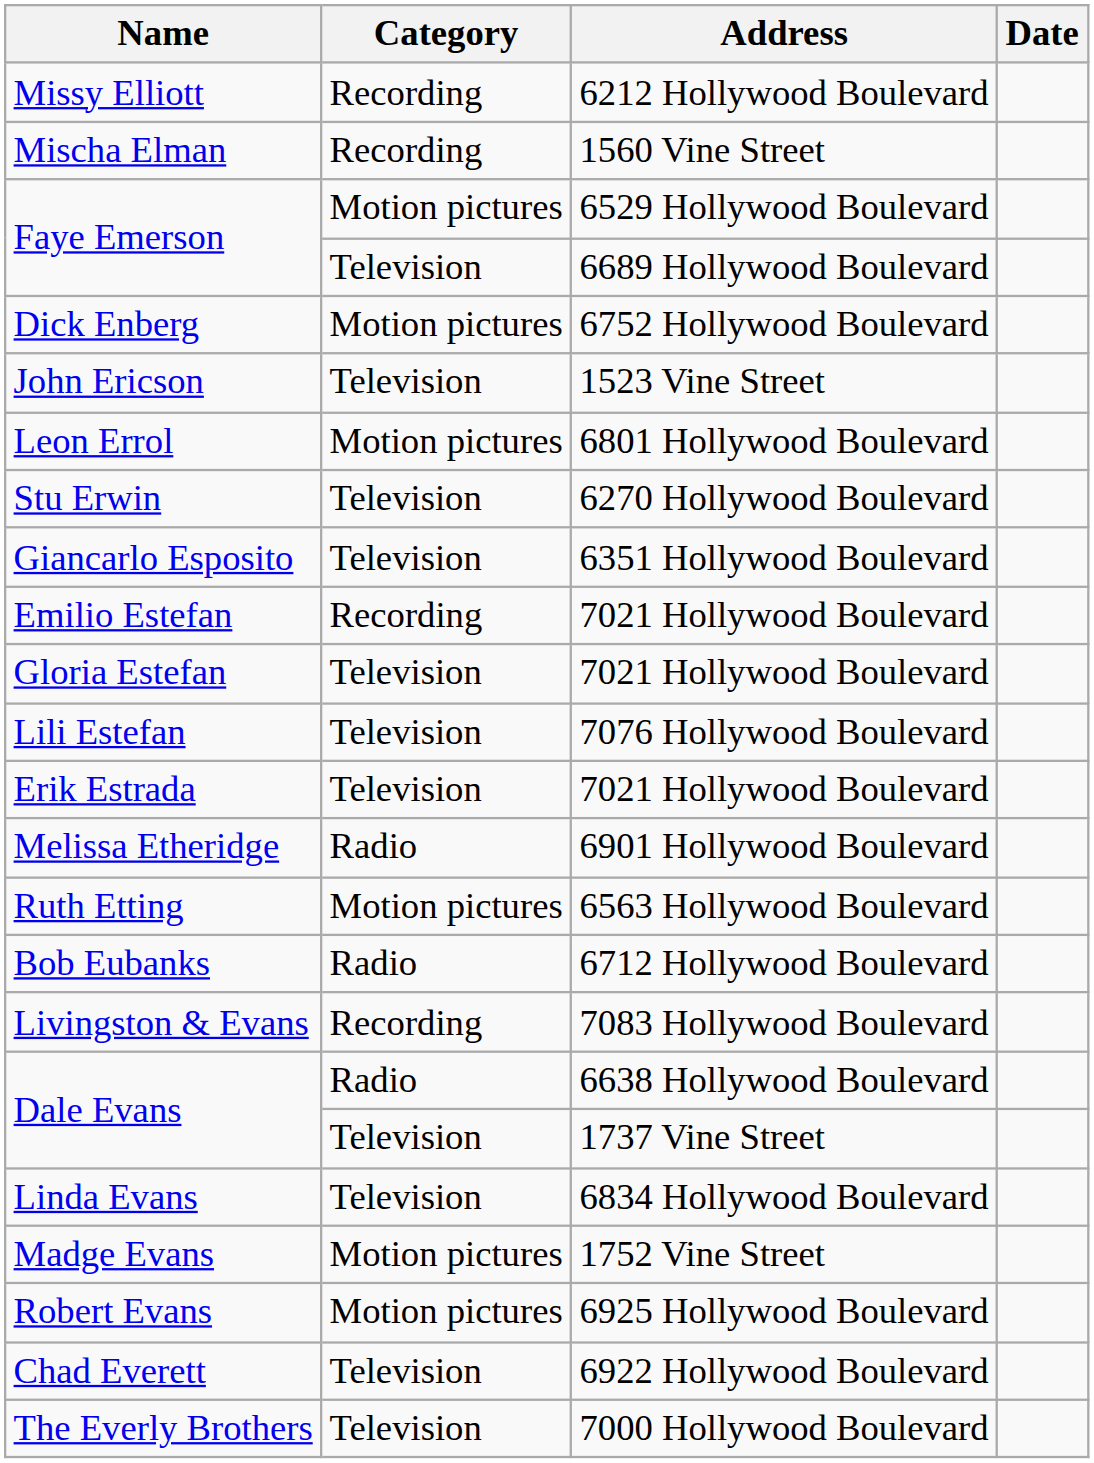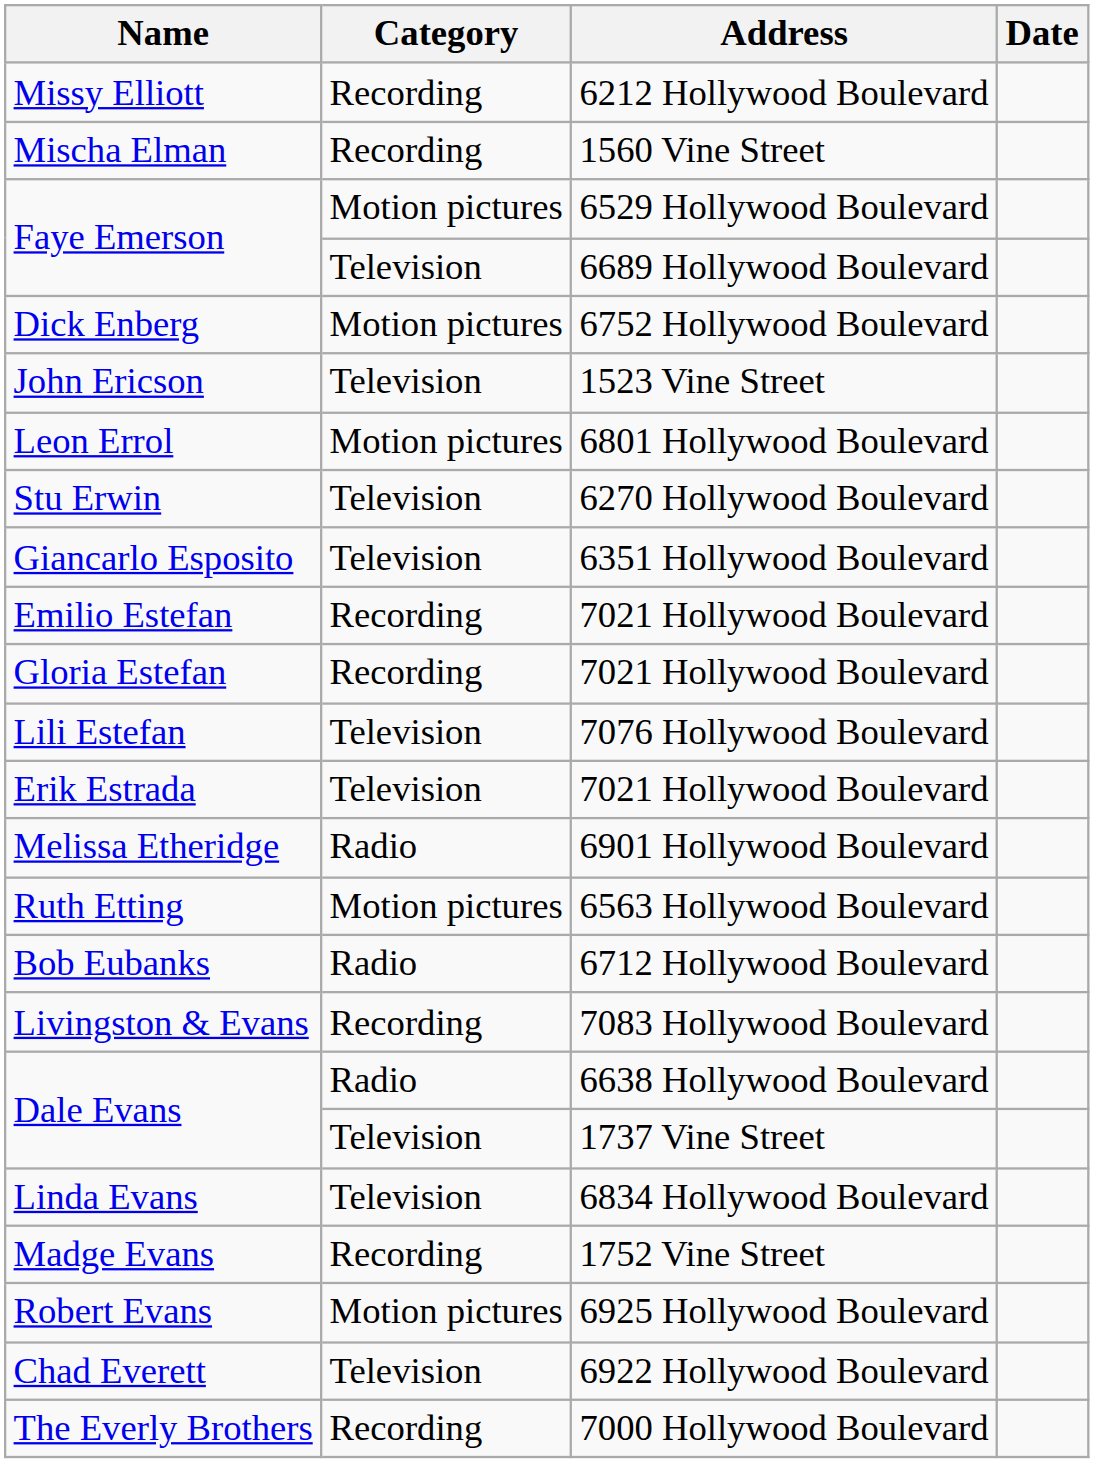(406, 672) Television -> (406, 672) Recording
(446, 1253) Motion pictures -> (406, 1253) Recording
(406, 1428) Television -> (406, 1428) Recording
